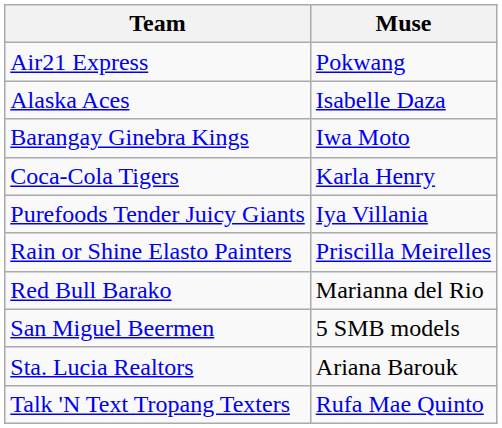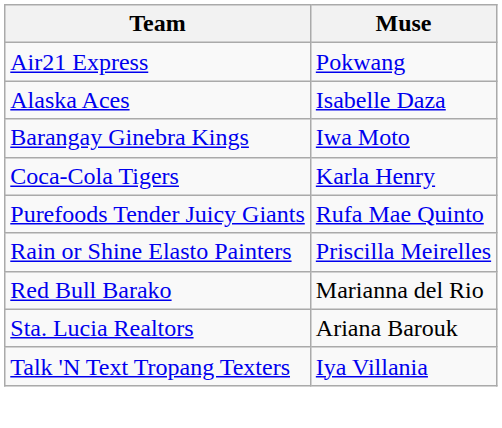(372, 213) Iya Villania -> (400, 213) Rufa Mae Quinto
- row: (112, 328)
(400, 404) Rufa Mae Quinto -> (372, 366) Iya Villania
